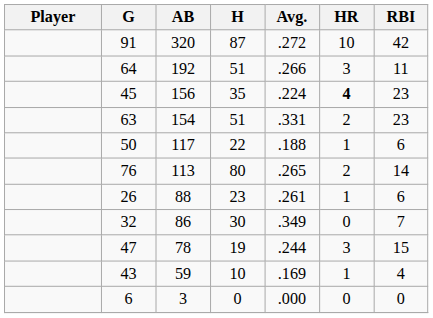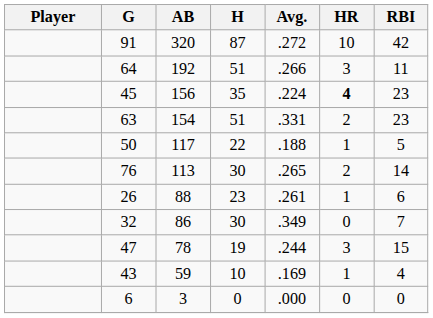(401, 145) 6 -> (401, 145) 5
(237, 171) 80 -> (237, 171) 30
